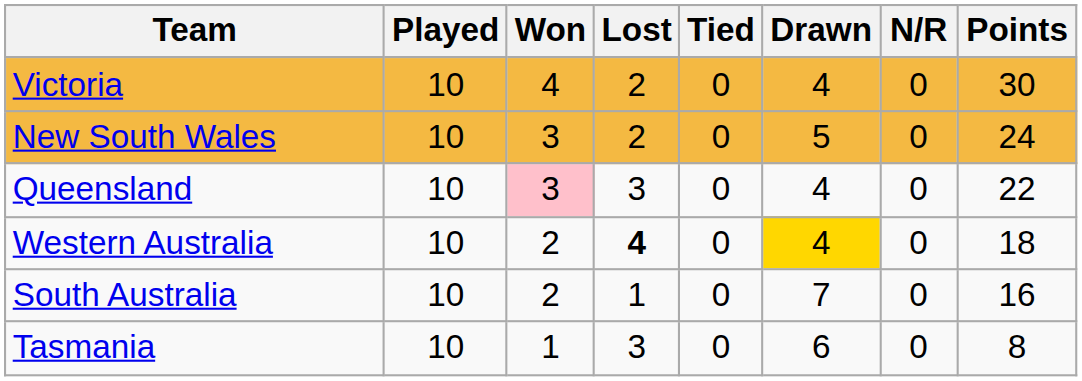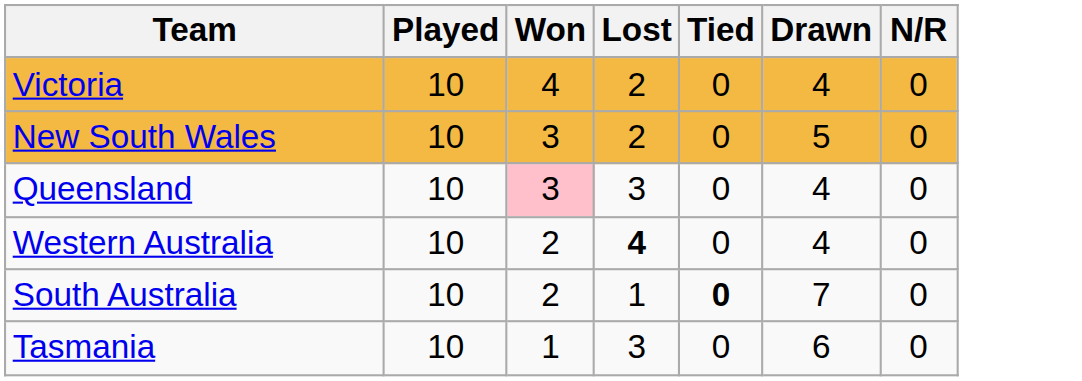- column: (1017, 30)
(821, 242) gold background -> (821, 242) no background
(721, 294) normal -> (721, 294) bold
